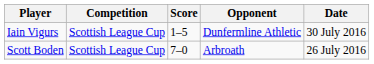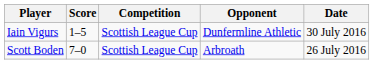columns swapped: (117, 13) <-> (184, 13)
